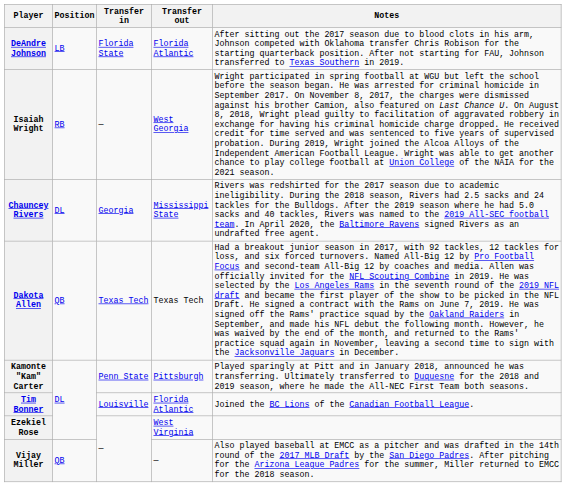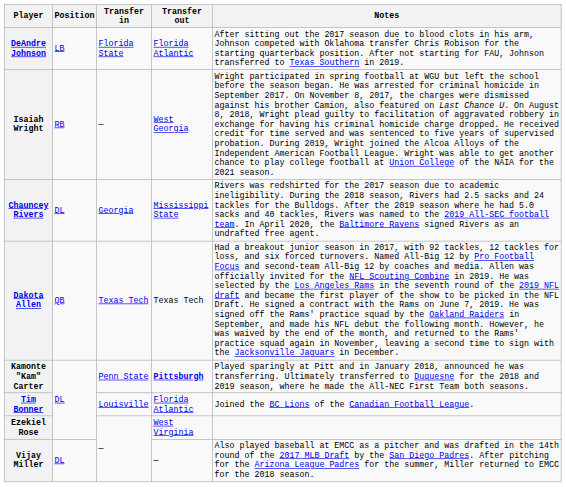(178, 376) normal -> (178, 376) bold
(60, 460) QB -> (60, 460) DL
